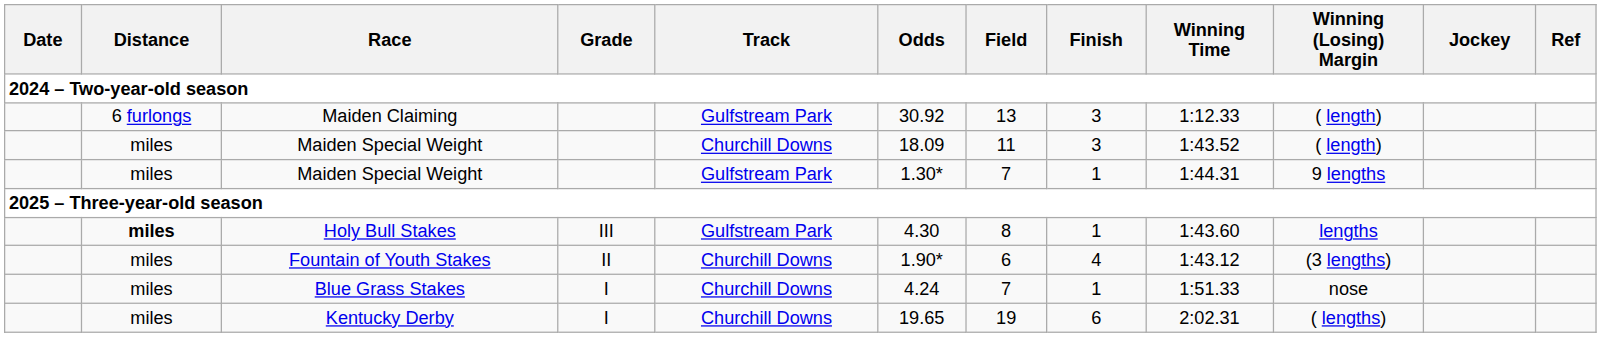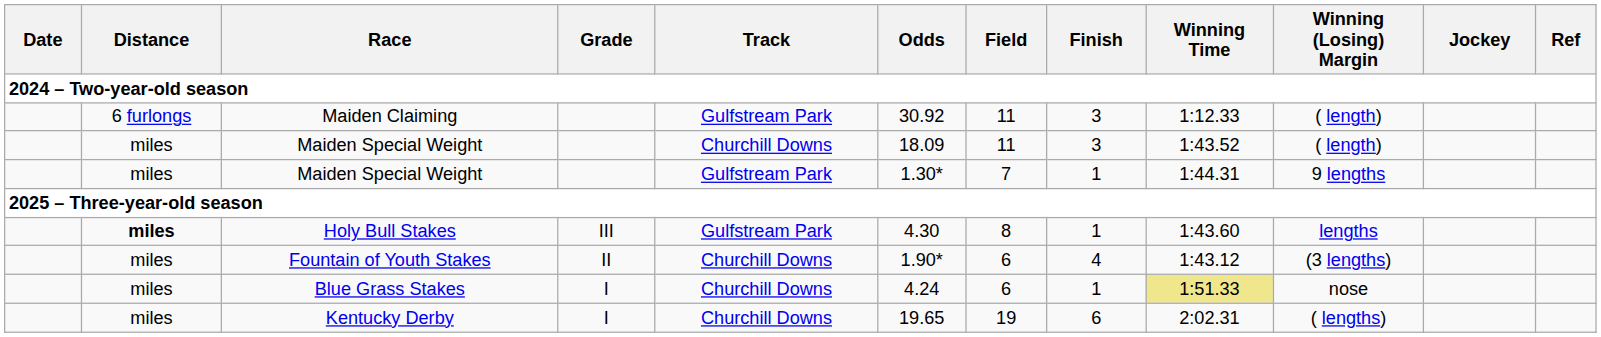(1006, 117) 13 -> (1006, 117) 11
(1006, 289) 7 -> (1006, 289) 6
(1209, 289) no background -> (1209, 289) khaki background
